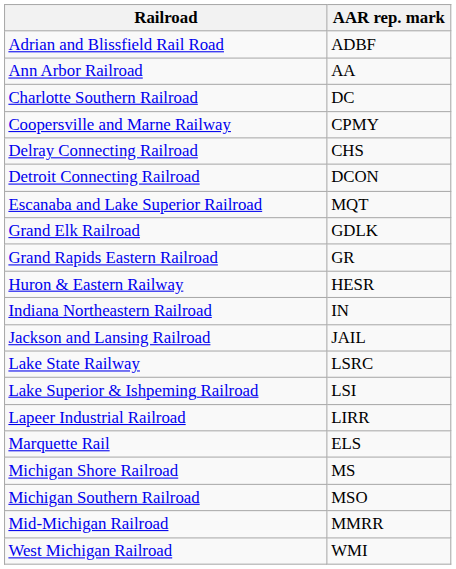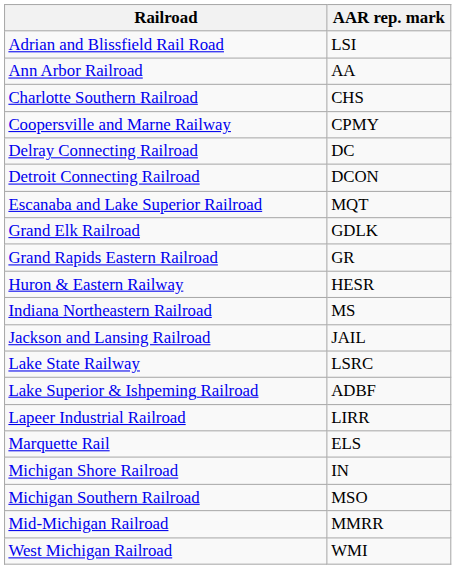(354, 44) ADBF -> (344, 44) LSI
(343, 97) DC -> (347, 97) CHS
(347, 151) CHS -> (343, 151) DC
(340, 310) IN -> (343, 310) MS
(344, 390) LSI -> (354, 390) ADBF
(343, 470) MS -> (340, 470) IN
